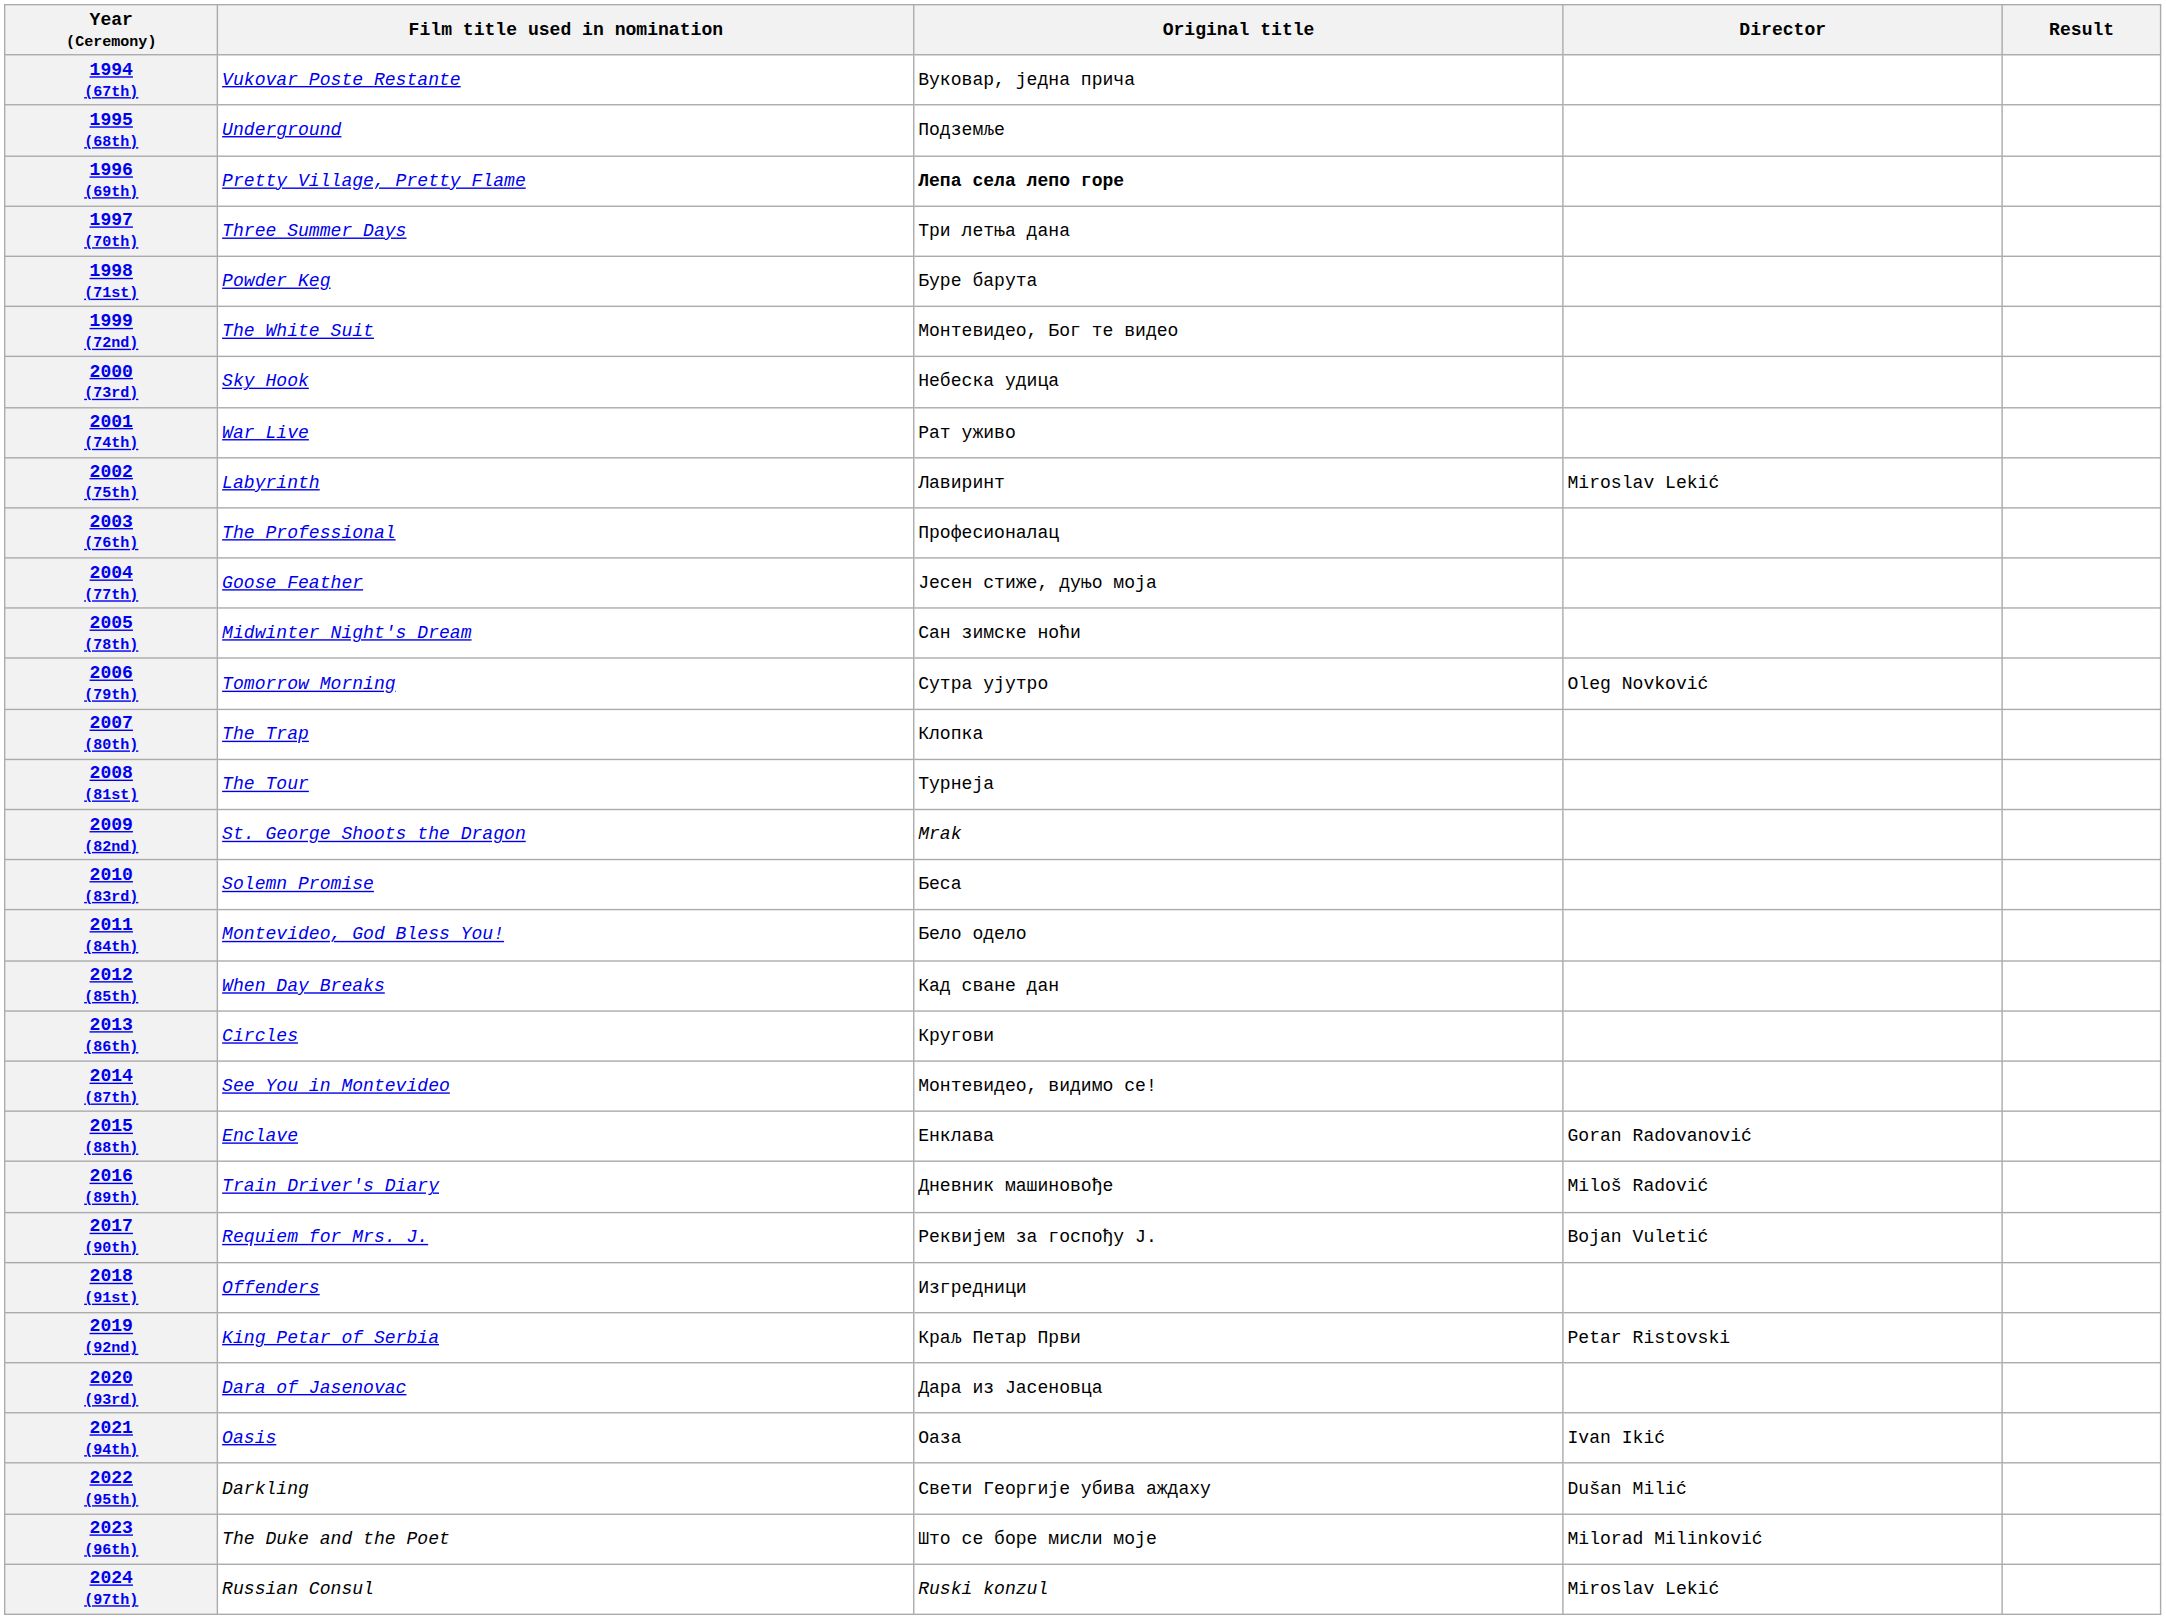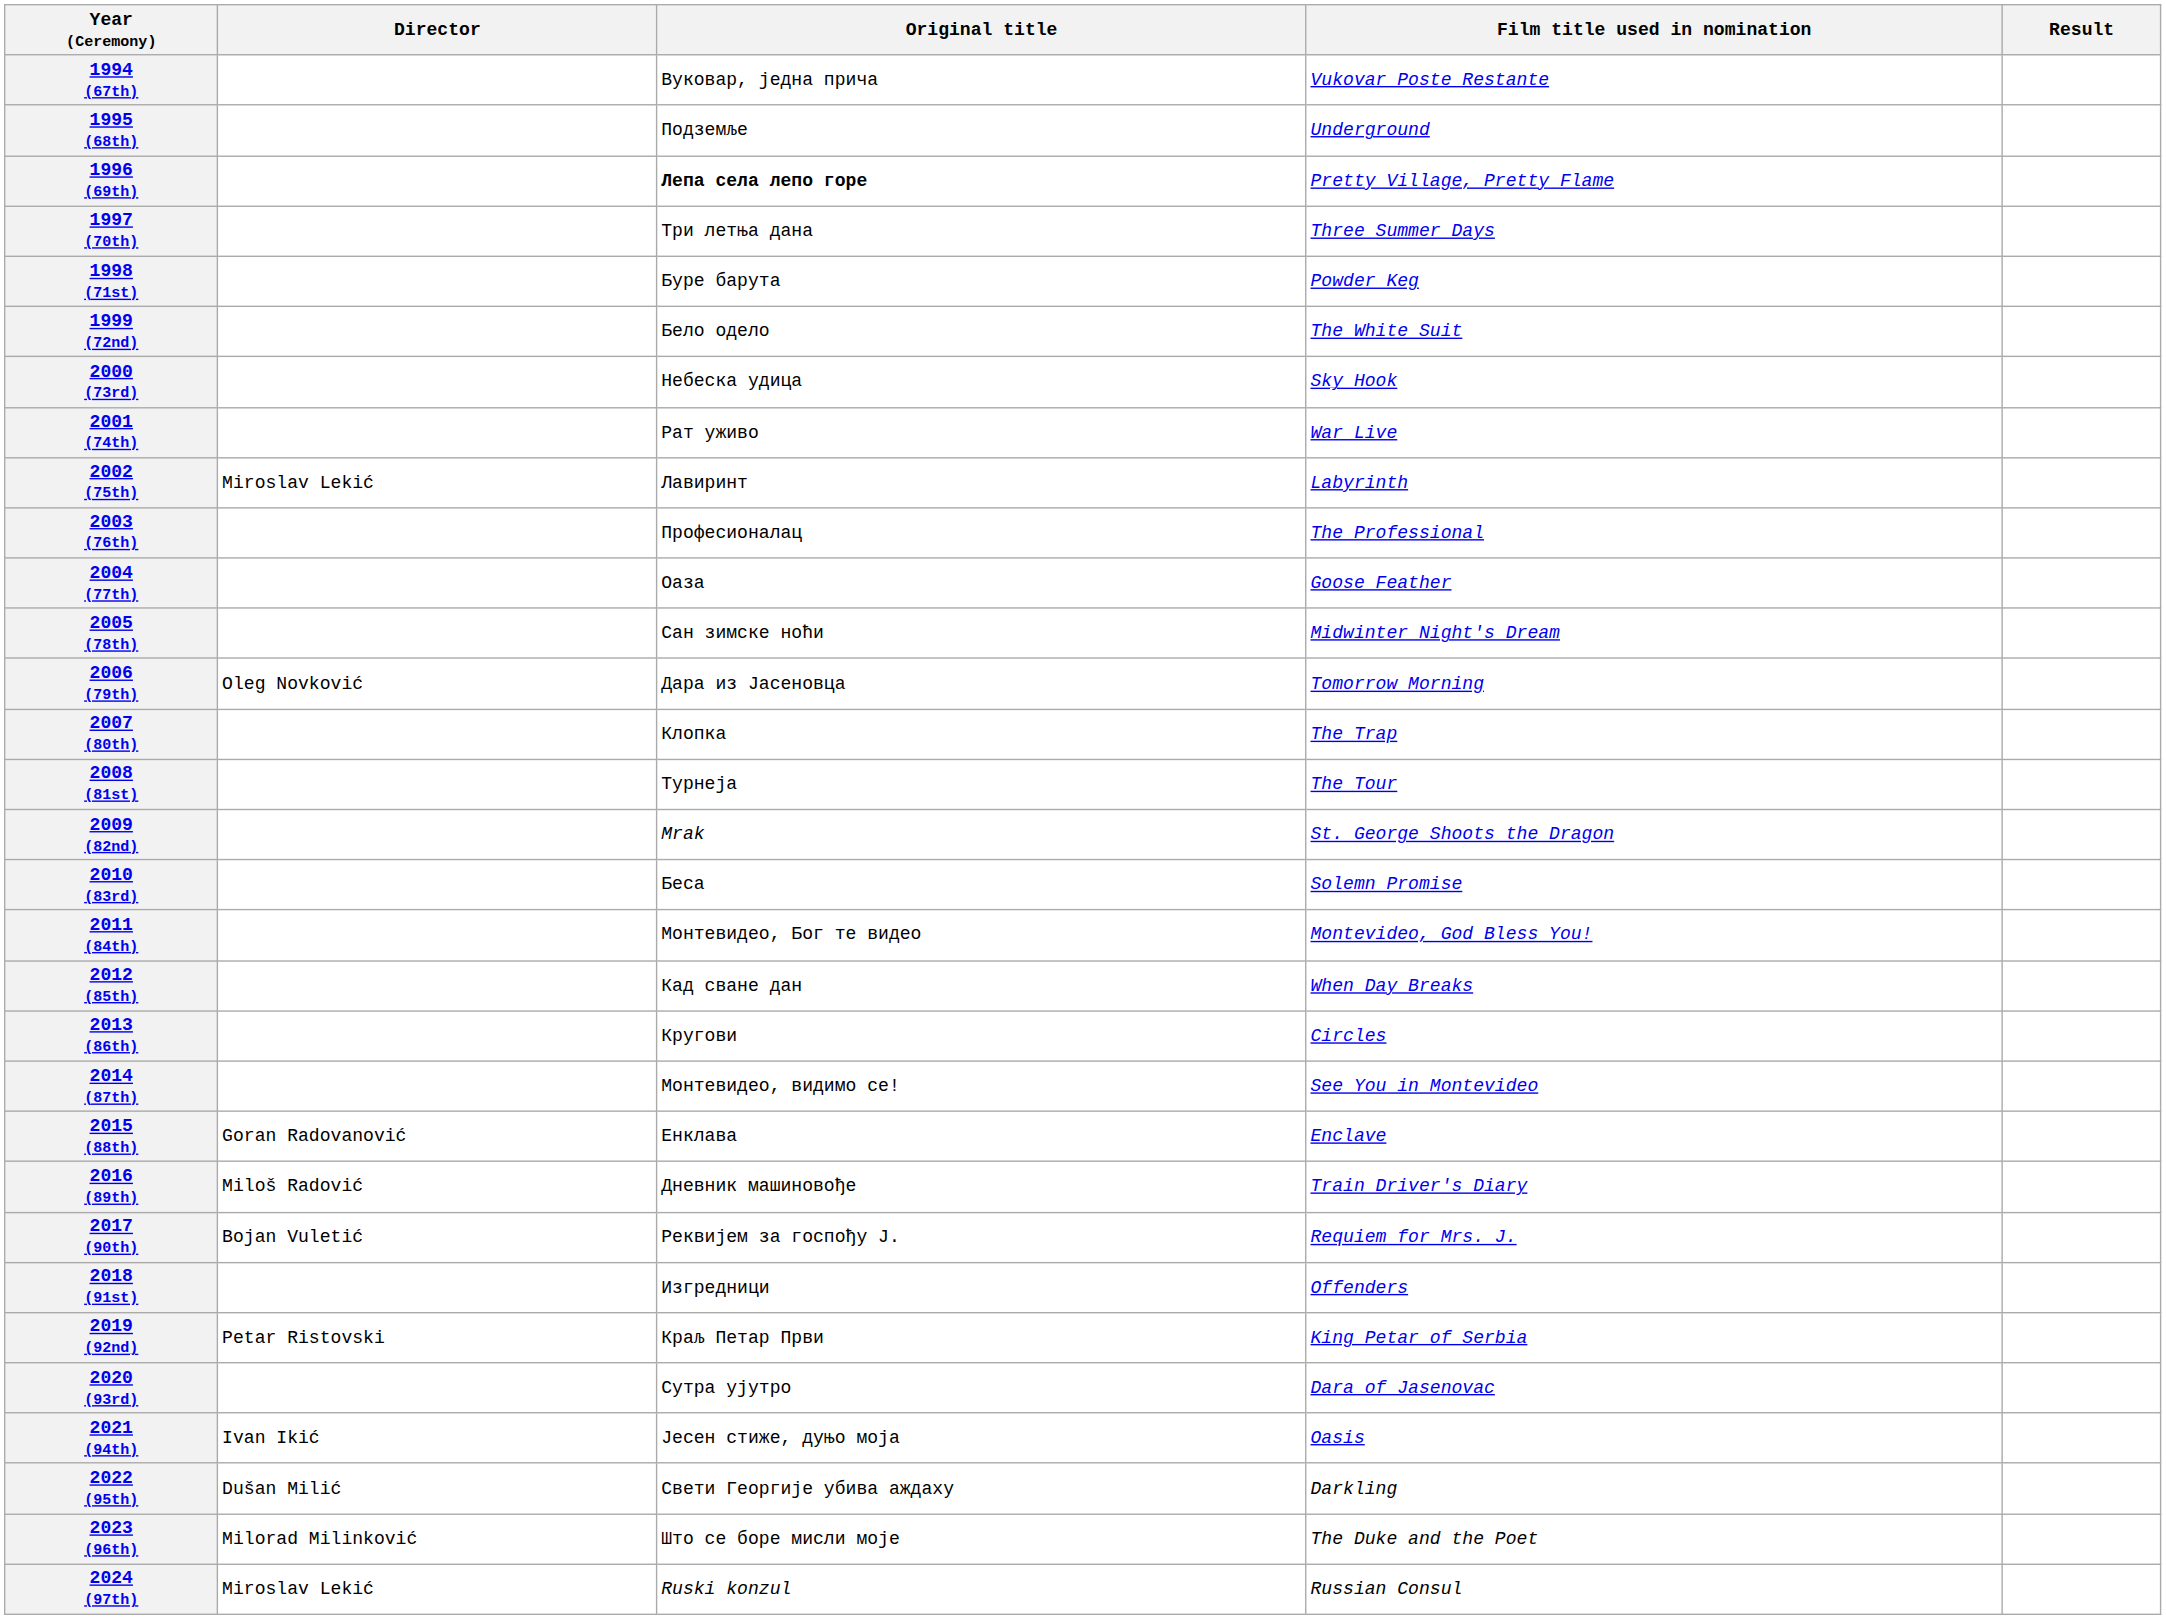columns swapped: (566, 30) <-> (1783, 30)
(1048, 332) Монтевидео, Бог те видео -> (715, 332) Бело одело
(1037, 583) Јесен стиже, дуњо моја -> (683, 583) Оаза
(983, 684) Сутра ујутро -> (753, 684) Дара из Јасеновца
(972, 935) Бело одело -> (791, 935) Монтевидео, Бог те видео
(1010, 1388) Дара из Јасеновца -> (726, 1388) Сутра ујутро
(940, 1438) Оаза -> (780, 1438) Јесен стиже, дуњо моја
